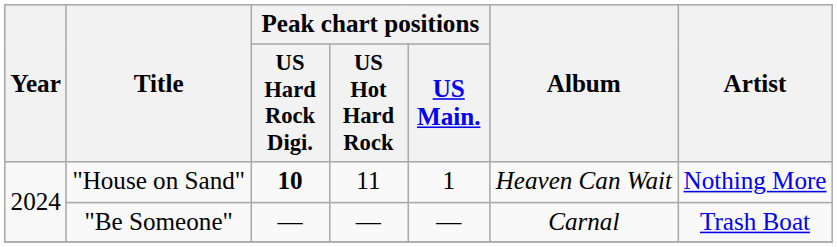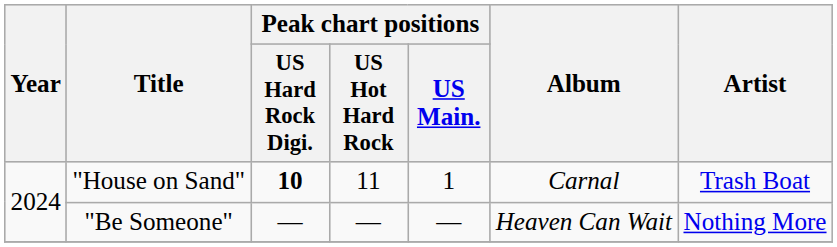(584, 181) Heaven Can Wait -> (584, 181) Carnal
(755, 181) Nothing More -> (755, 181) Trash Boat
(584, 221) Carnal -> (584, 221) Heaven Can Wait
(755, 221) Trash Boat -> (755, 221) Nothing More
